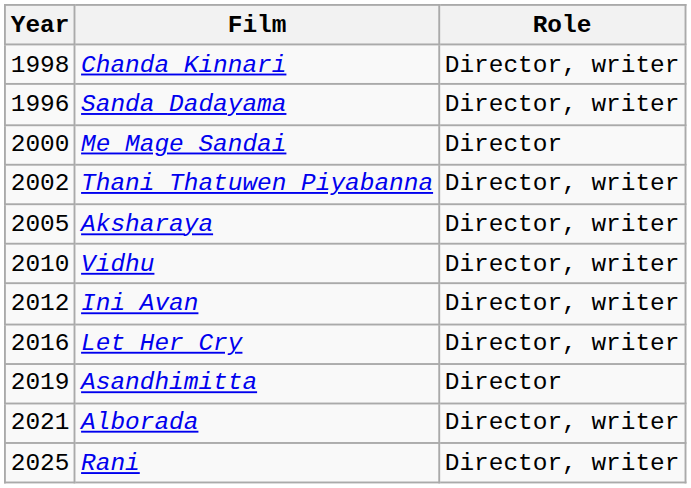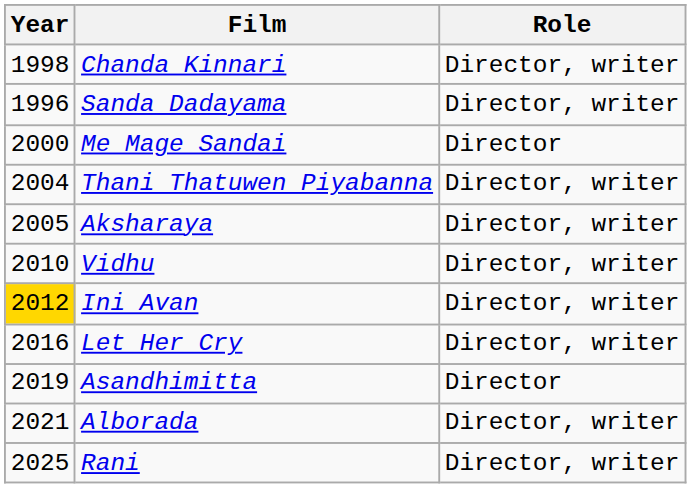(40, 184) 2002 -> (40, 184) 2004
(40, 304) no background -> (40, 304) gold background
